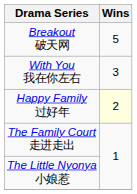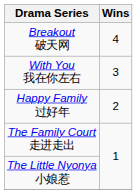(116, 39) 5 -> (116, 39) 4
(116, 106) lightyellow background -> (116, 106) no background
